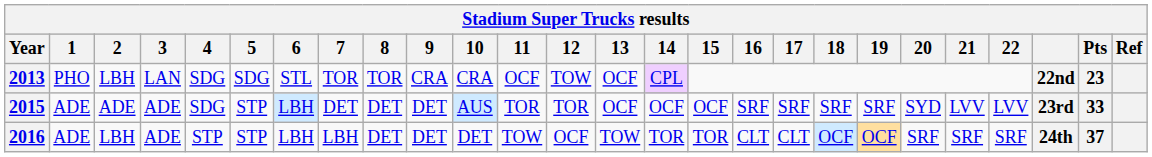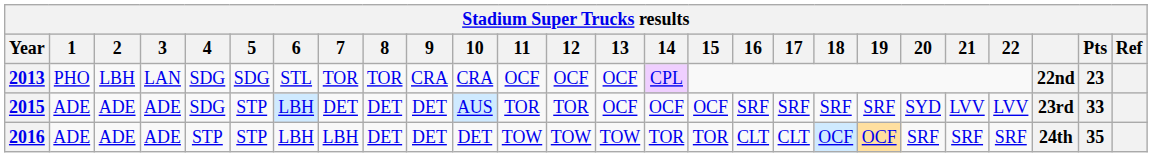(571, 78) TOW -> (571, 78) OCF
(117, 137) LBH -> (117, 137) ADE
(571, 137) OCF -> (571, 137) TOW
(1095, 137) 37 -> (1095, 137) 35
